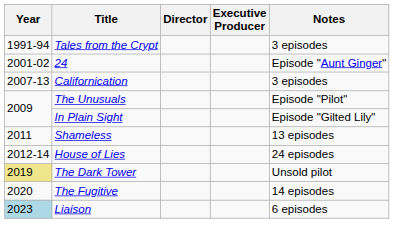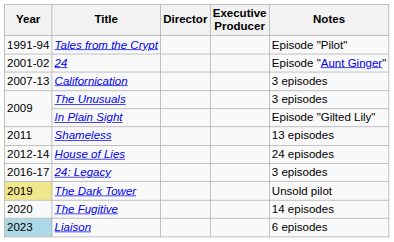(300, 44) 3 episodes -> (310, 44) Episode "Pilot"
(310, 99) Episode "Pilot" -> (300, 99) 3 episodes
+ row: (83, 172)
